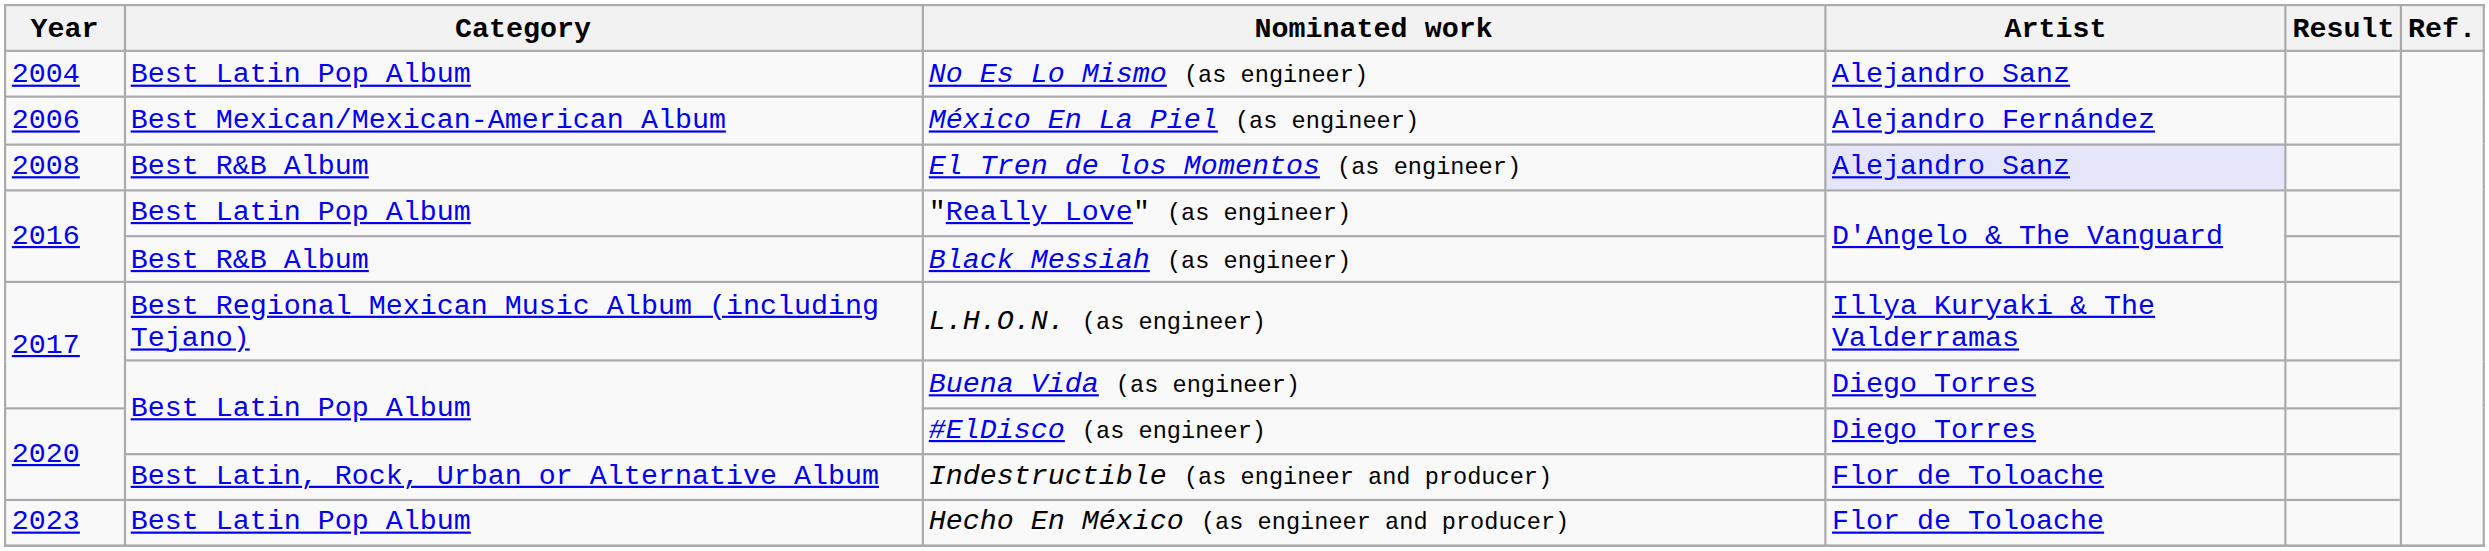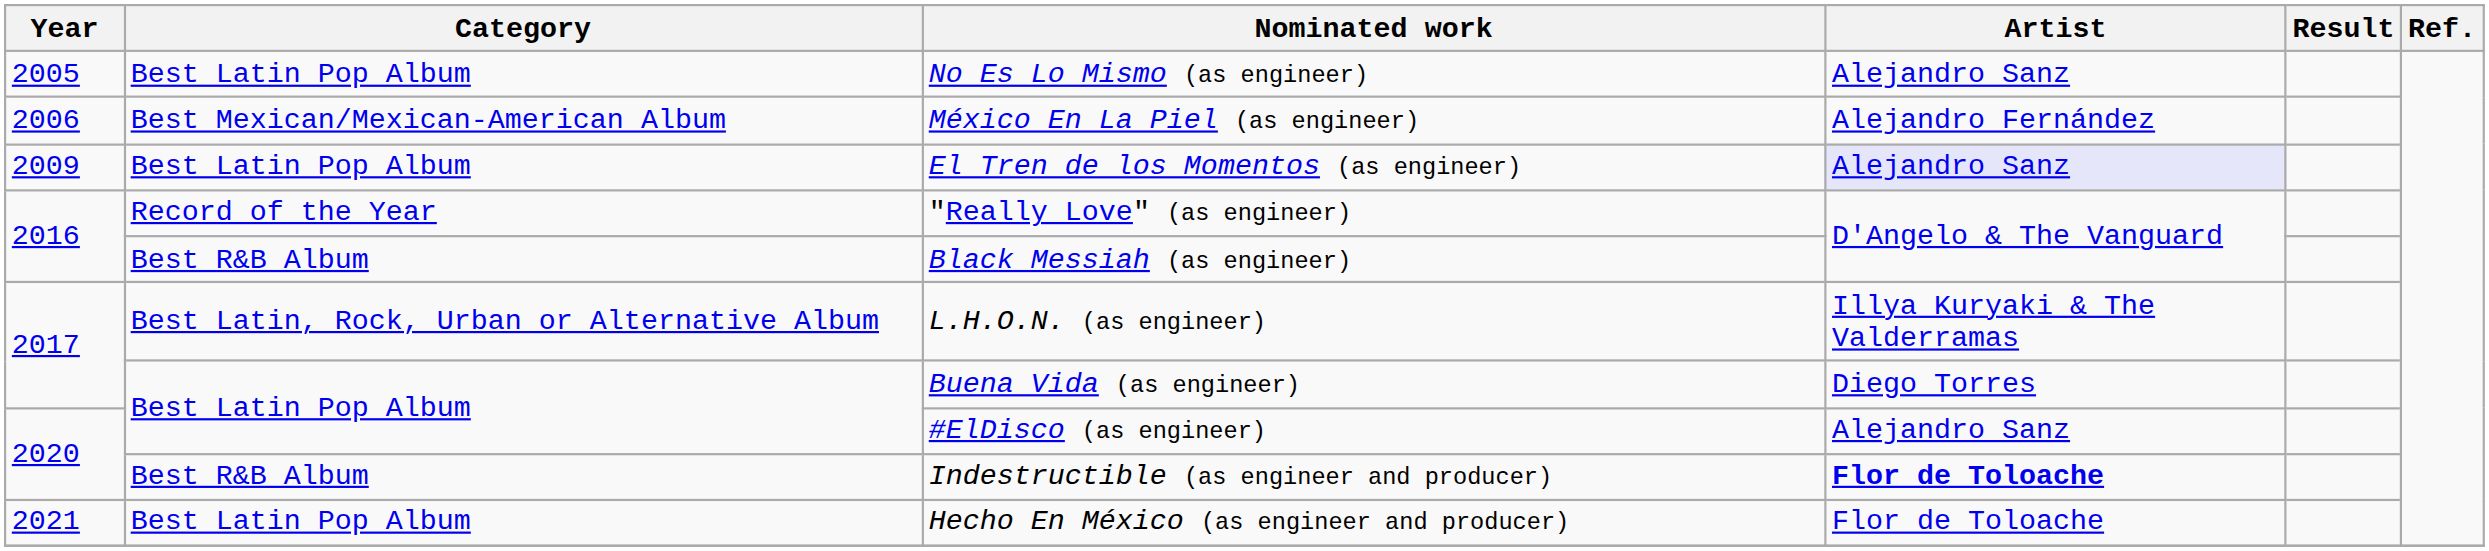(46, 74) 2004 -> (46, 74) 2005
(46, 167) 2008 -> (46, 167) 2009
(250, 167) Best R&B Album -> (301, 167) Best Latin Pop Album
(301, 213) Best Latin Pop Album -> (284, 213) Record of the Year
(505, 322) Best Regional Mexican Music Album (including Tejano) -> (505, 322) Best Latin, Rock, Urban or Alternative Album
(1934, 430) Diego Torres -> (1951, 430) Alejandro Sanz
(505, 477) Best Latin, Rock, Urban or Alternative Album -> (250, 477) Best R&B Album
(1968, 477) normal -> (1968, 477) bold
(46, 523) 2023 -> (46, 523) 2021
